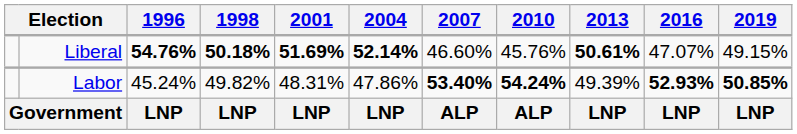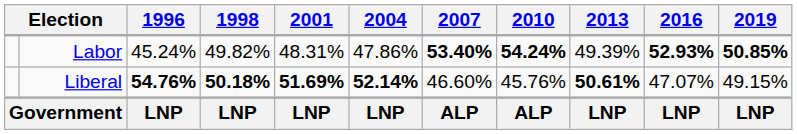rows swapped: (98, 83) <-> (93, 51)
